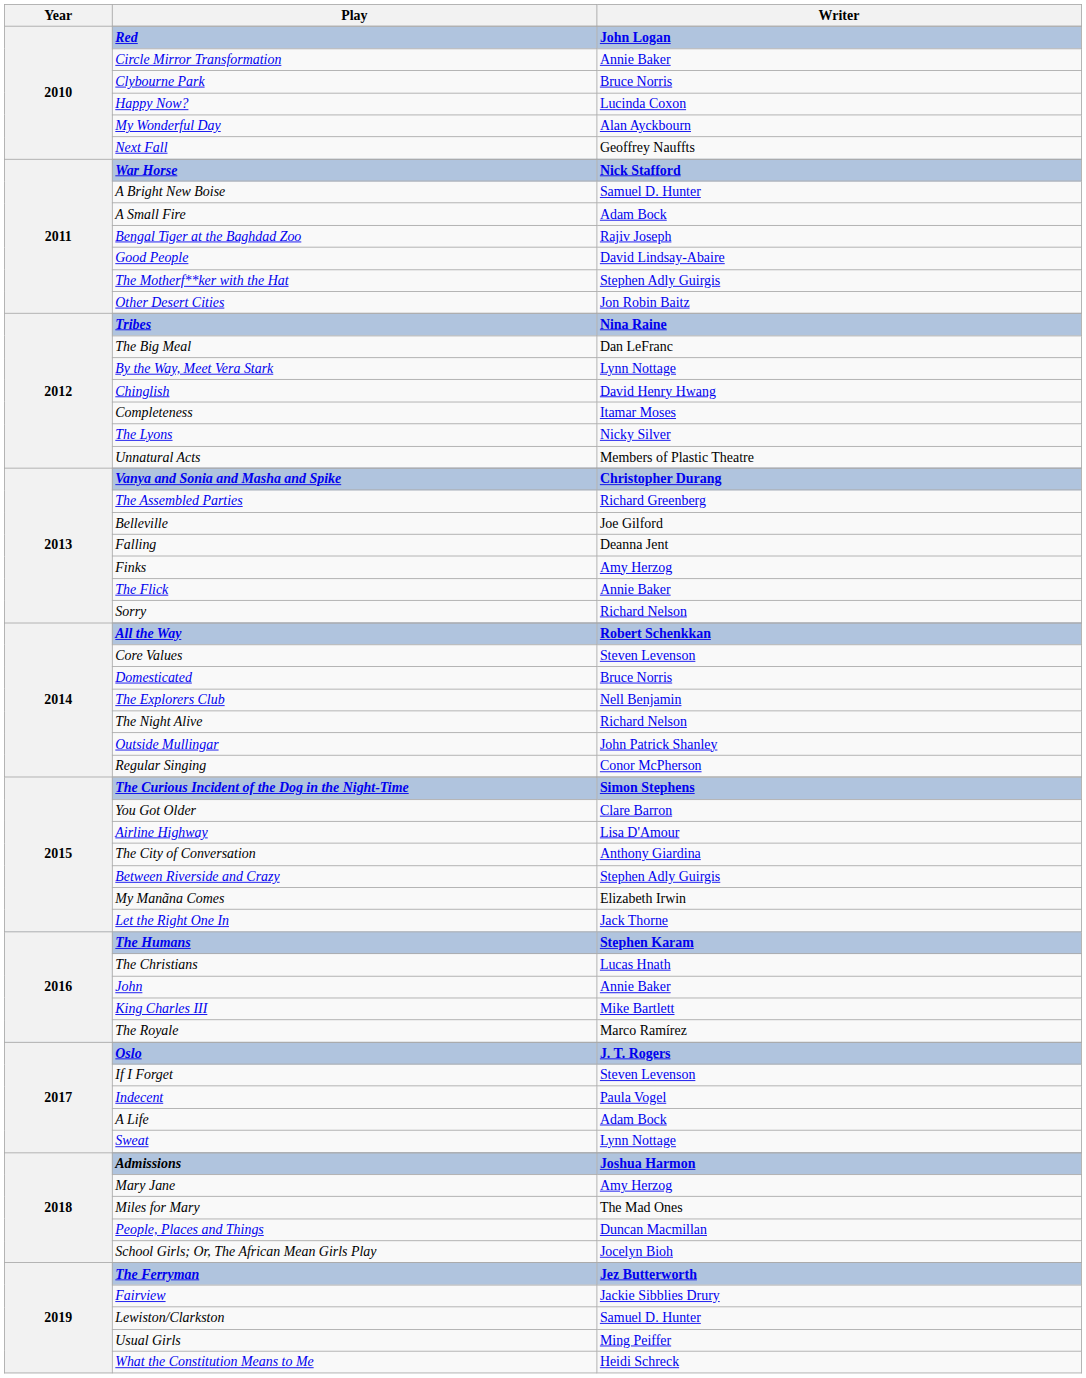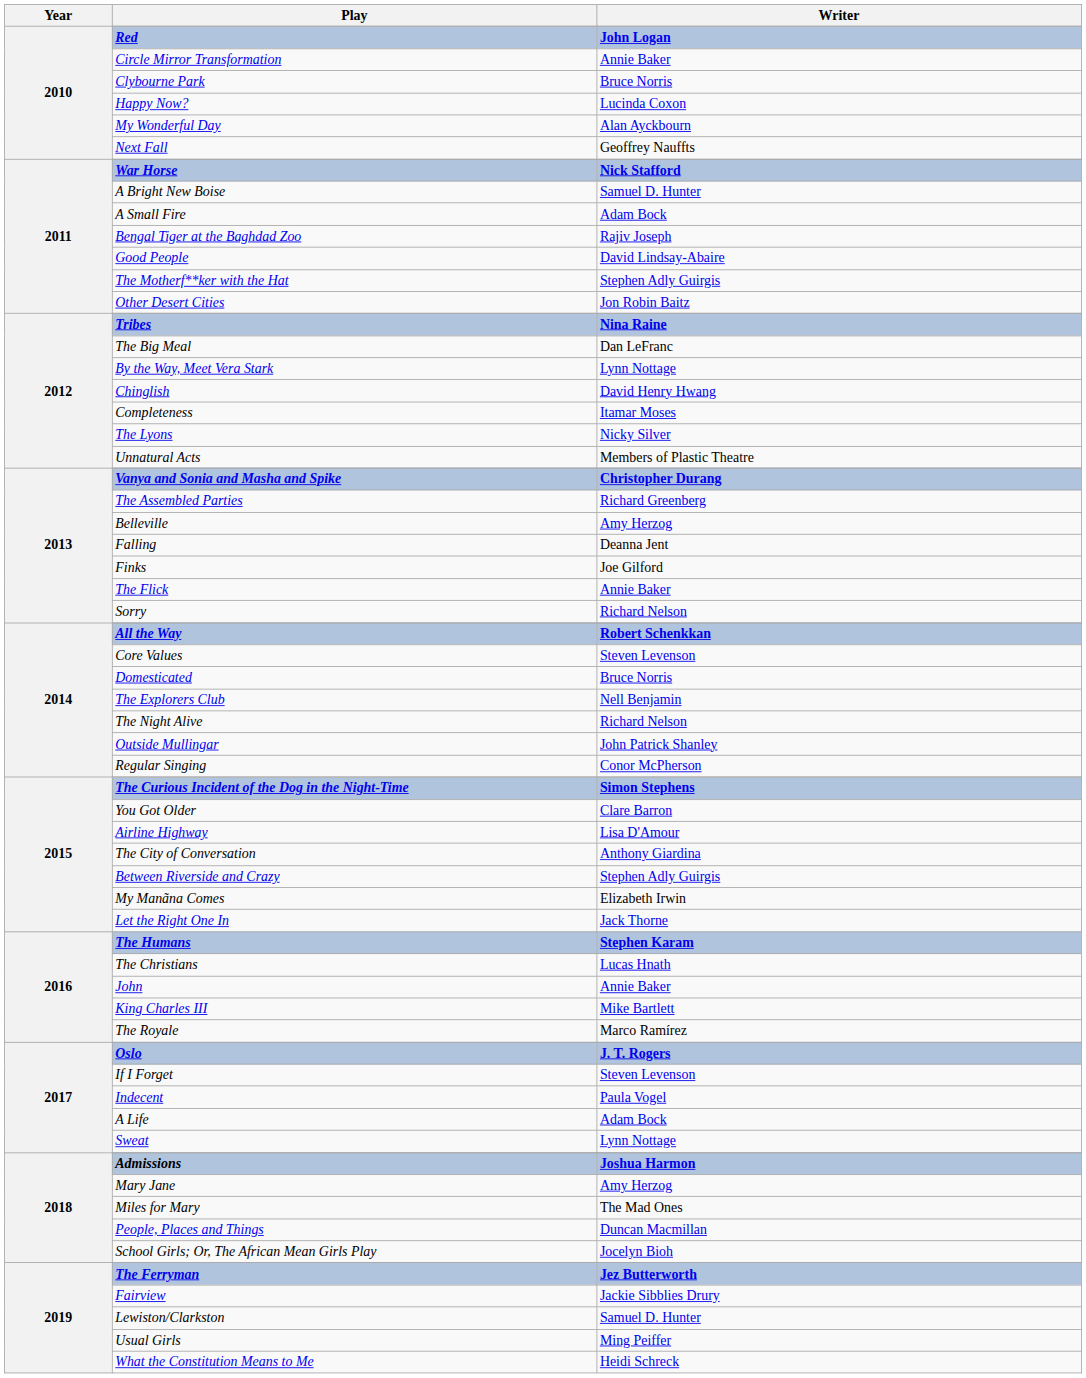(631, 523) Joe Gilford -> (636, 523) Amy Herzog
(636, 567) Amy Herzog -> (631, 567) Joe Gilford
